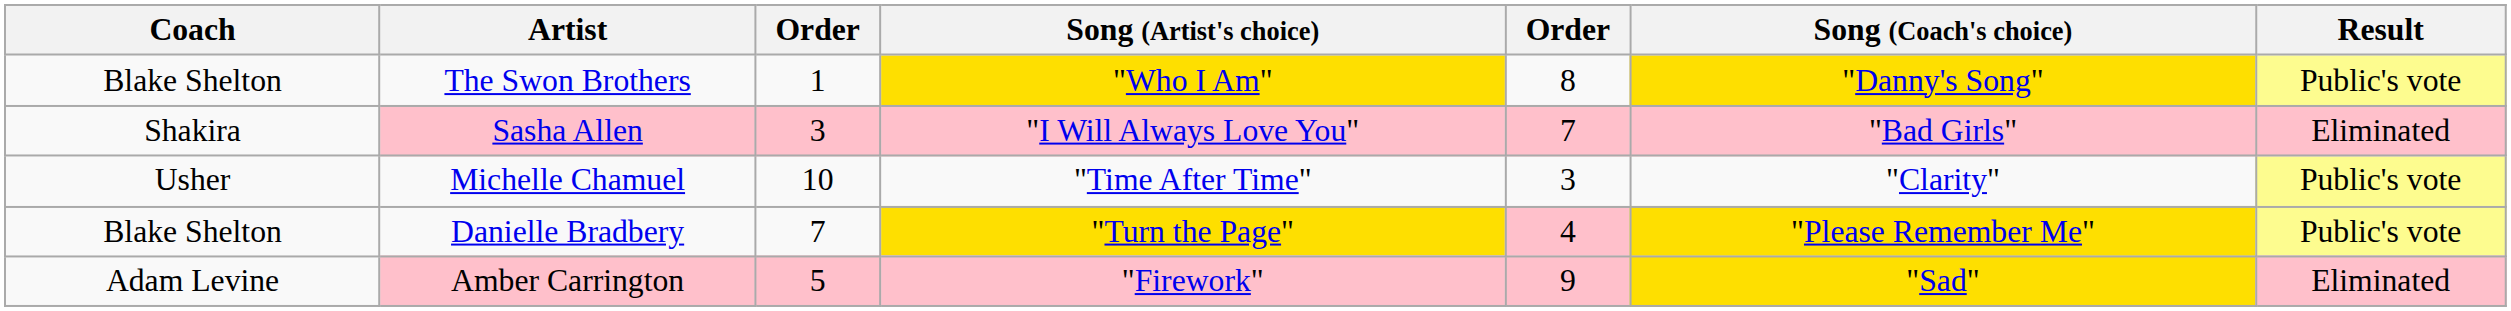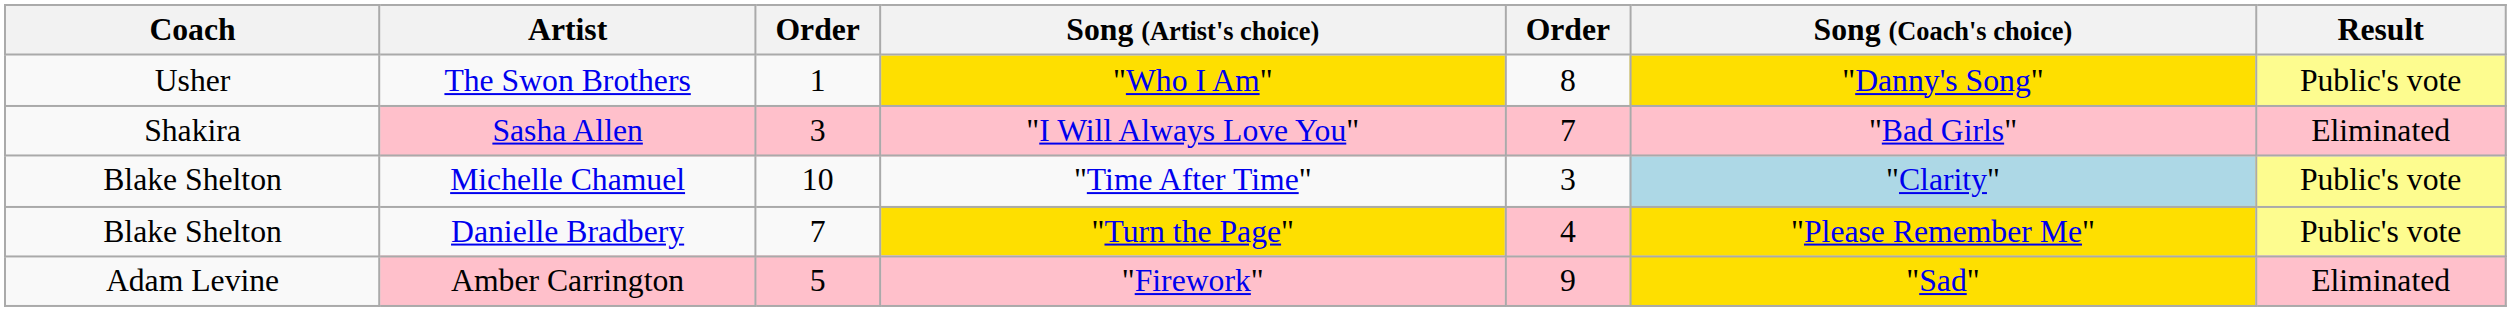(193, 79) Blake Shelton -> (193, 79) Usher
(193, 180) Usher -> (193, 180) Blake Shelton
(1943, 180) no background -> (1943, 180) lightblue background
